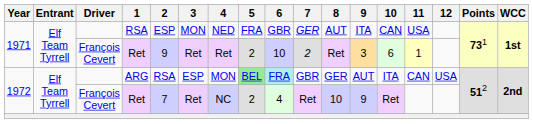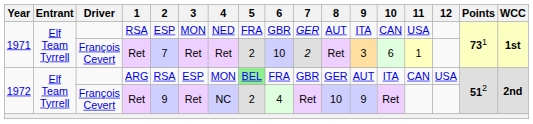(164, 53) 9 -> (164, 53) 7
(279, 76) paleturquoise background -> (279, 76) no background
(164, 100) 7 -> (164, 100) 9
